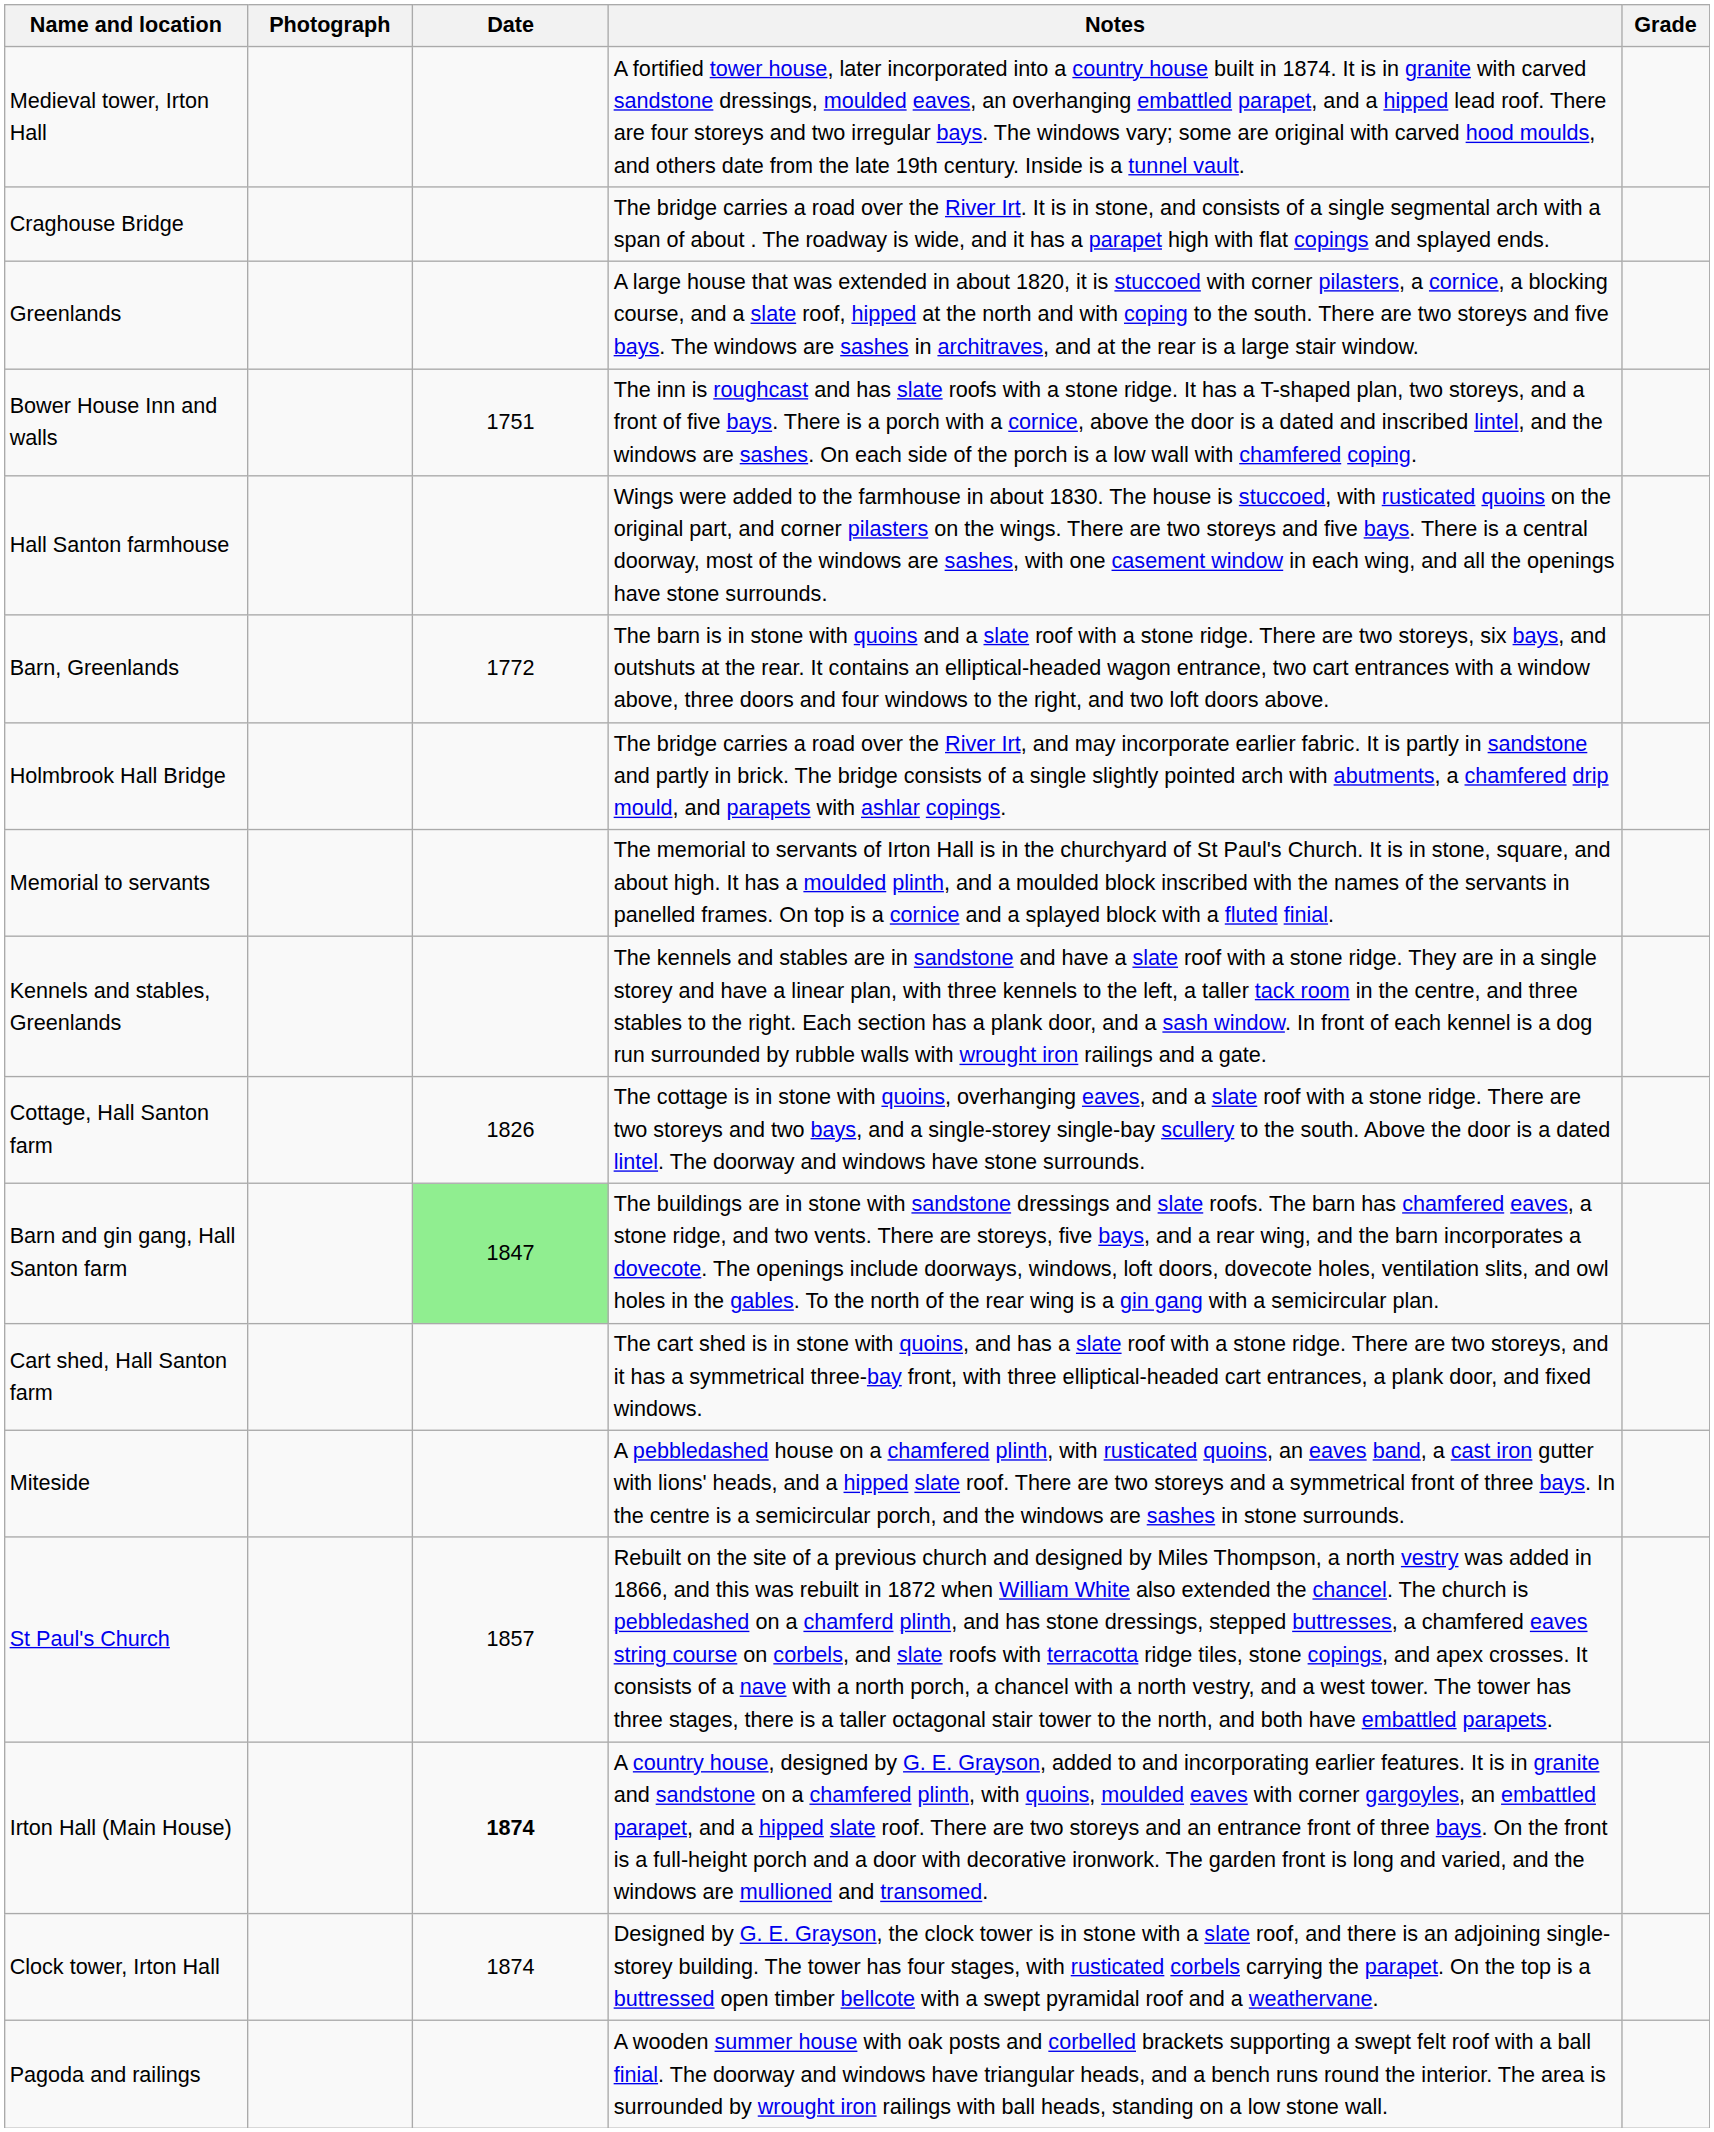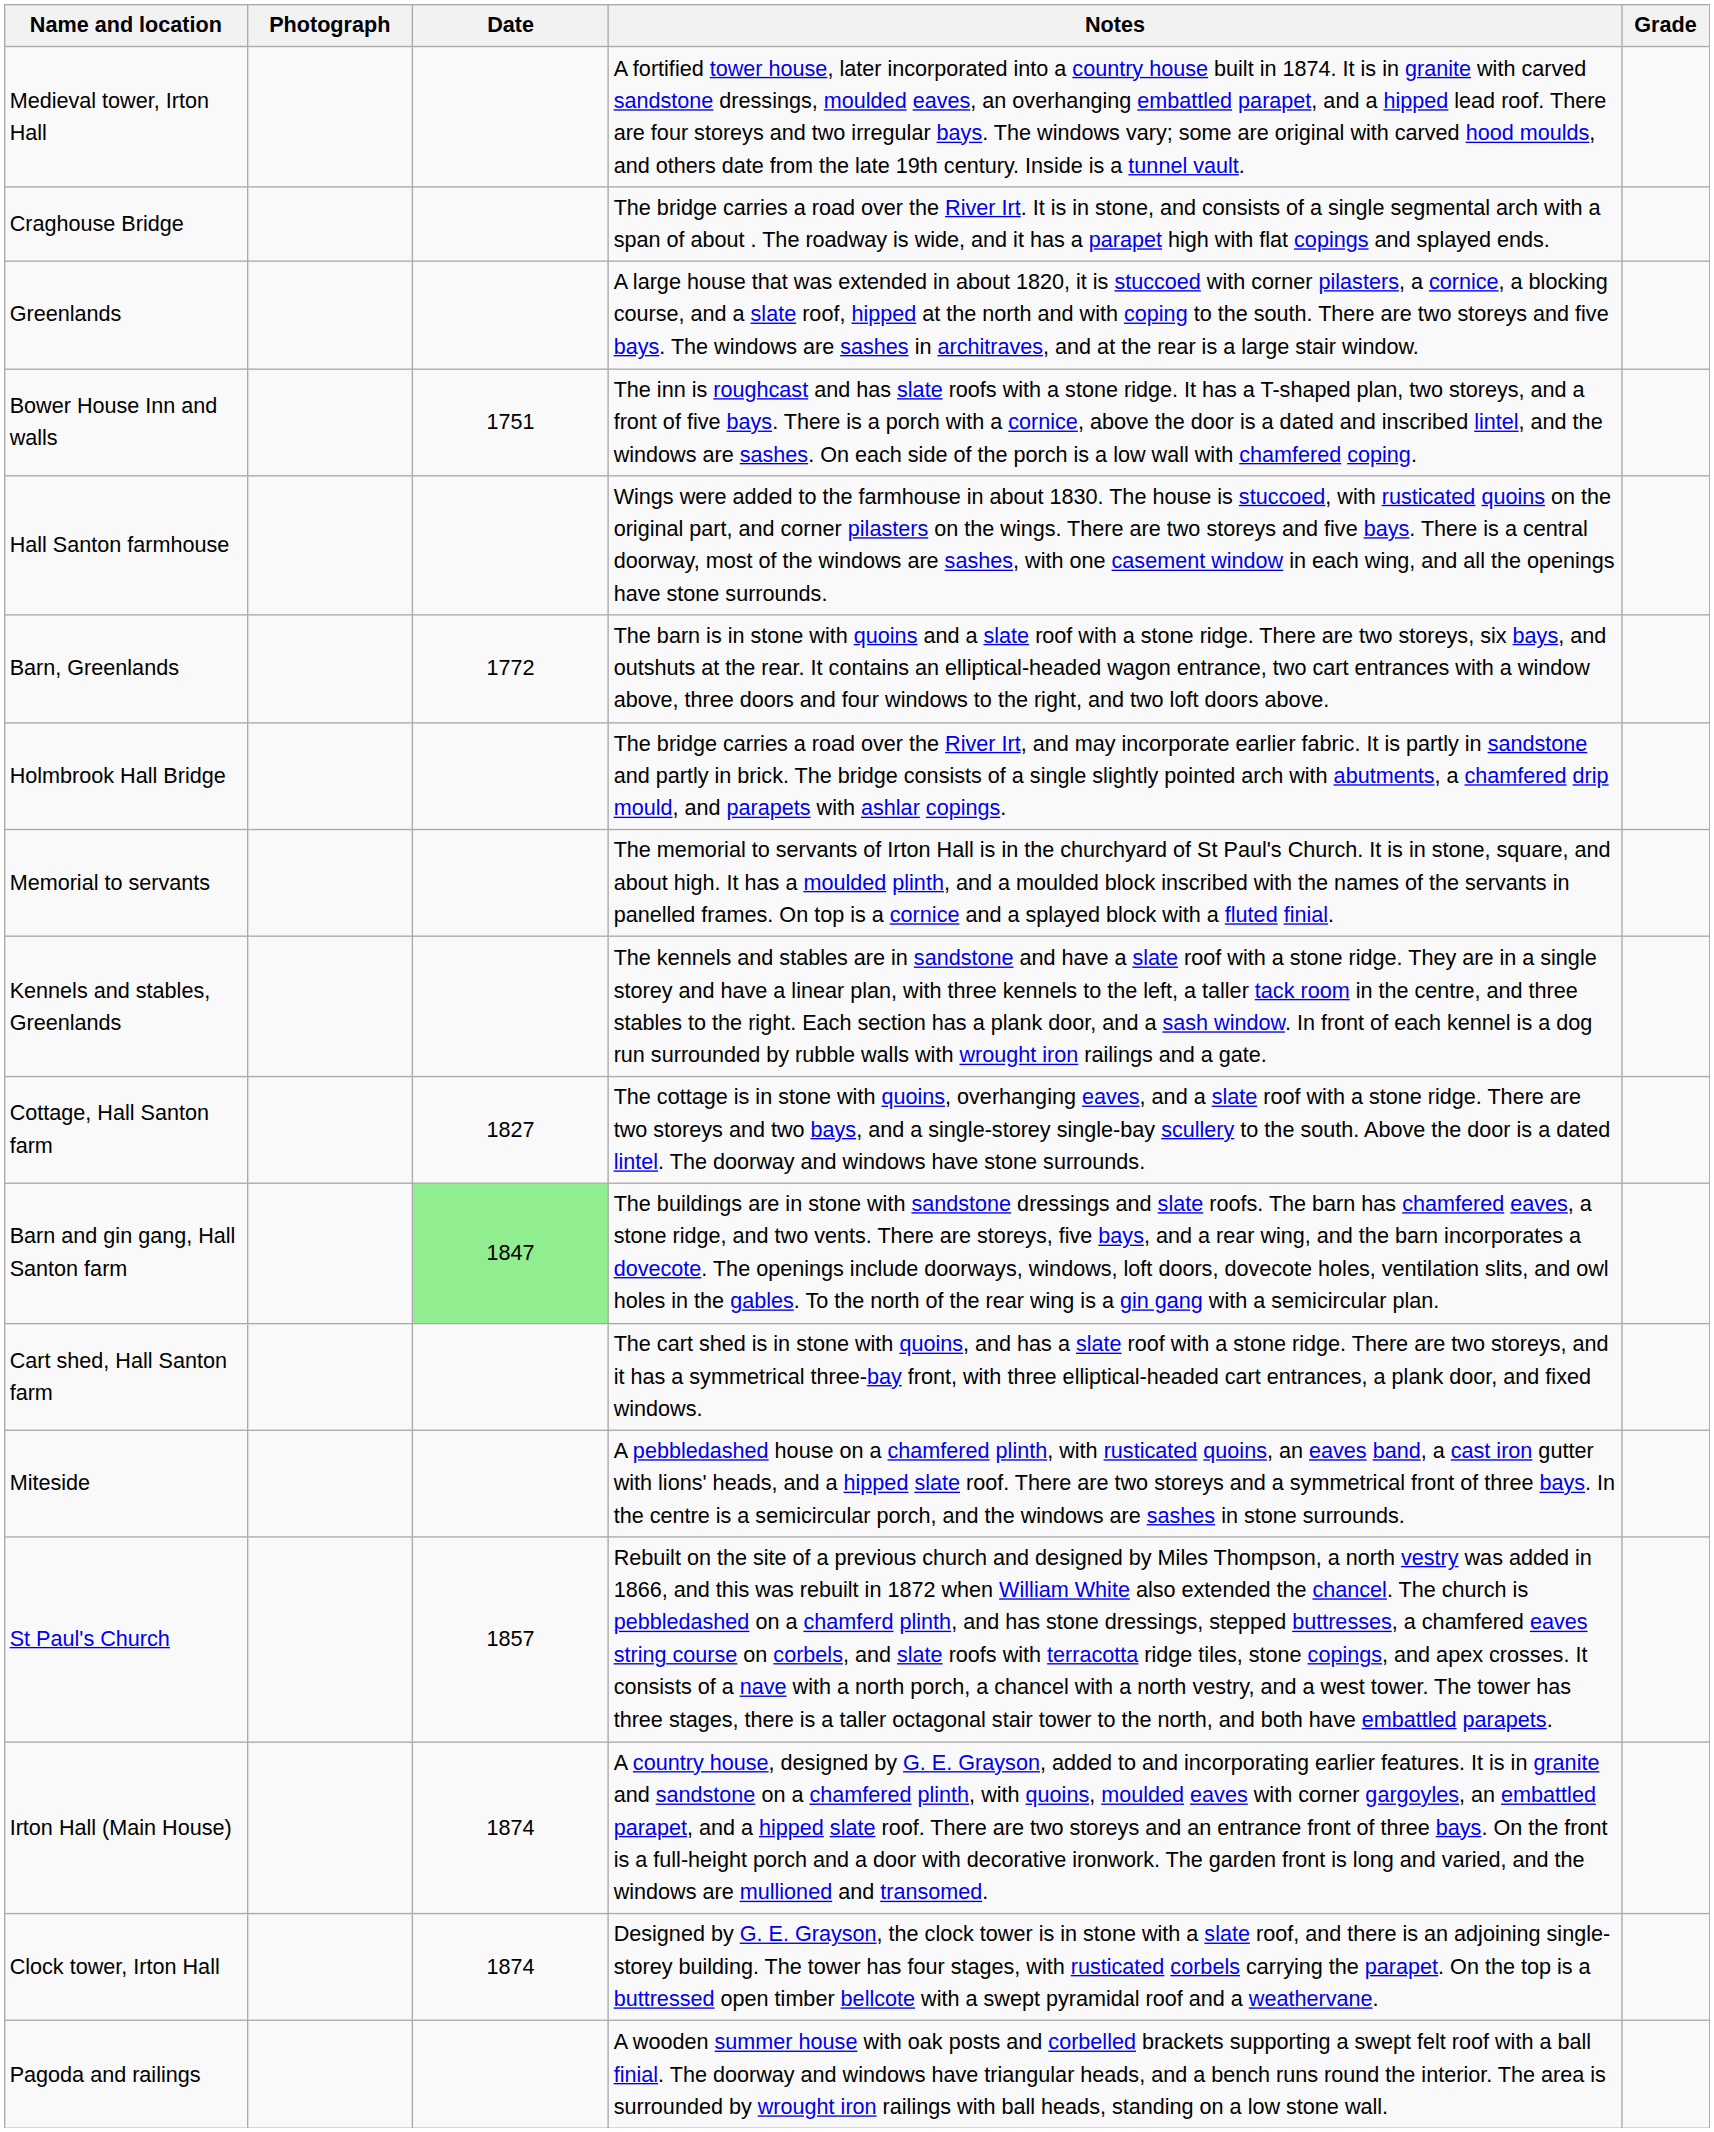(511, 1129) 1826 -> (511, 1129) 1827
(511, 1827) bold -> (511, 1827) normal
